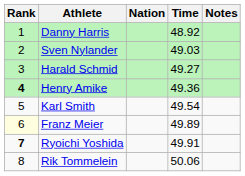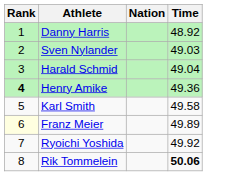- column: (221, 13)
(185, 69) 49.27 -> (185, 69) 49.04
(185, 106) 49.54 -> (185, 106) 49.58
(21, 143) bold -> (21, 143) normal
(185, 143) 49.91 -> (185, 143) 49.92
(185, 161) normal -> (185, 161) bold
